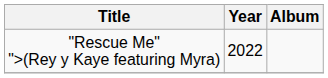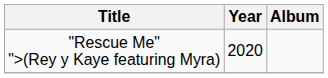(245, 51) 2022 -> (245, 51) 2020
